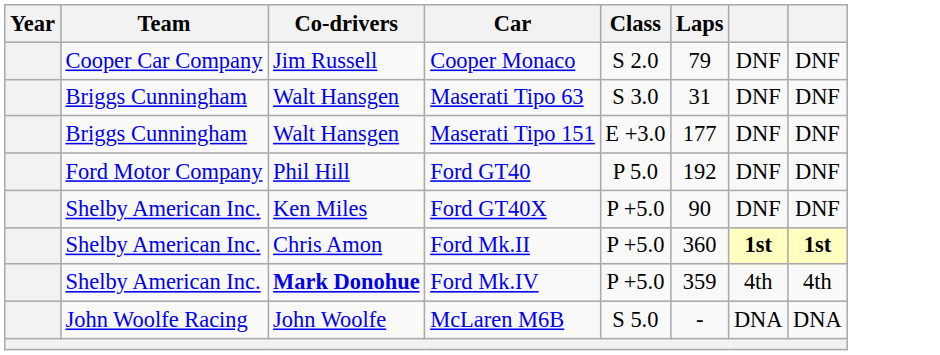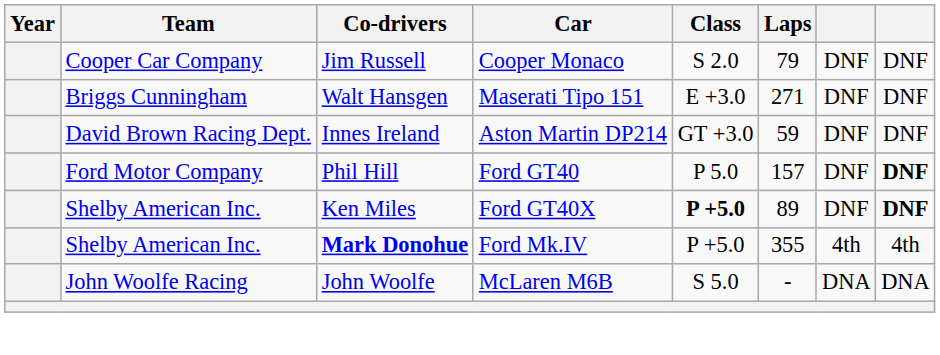- row: (507, 97)
(700, 134) 177 -> (788, 97) 271
+ row: (573, 134)
(700, 171) 192 -> (788, 171) 157
(817, 171) normal -> (905, 171) bold
(635, 208) normal -> (716, 208) bold
(700, 208) 90 -> (788, 208) 89
(817, 208) normal -> (905, 208) bold
- row: (480, 245)
(700, 282) 359 -> (788, 245) 355
